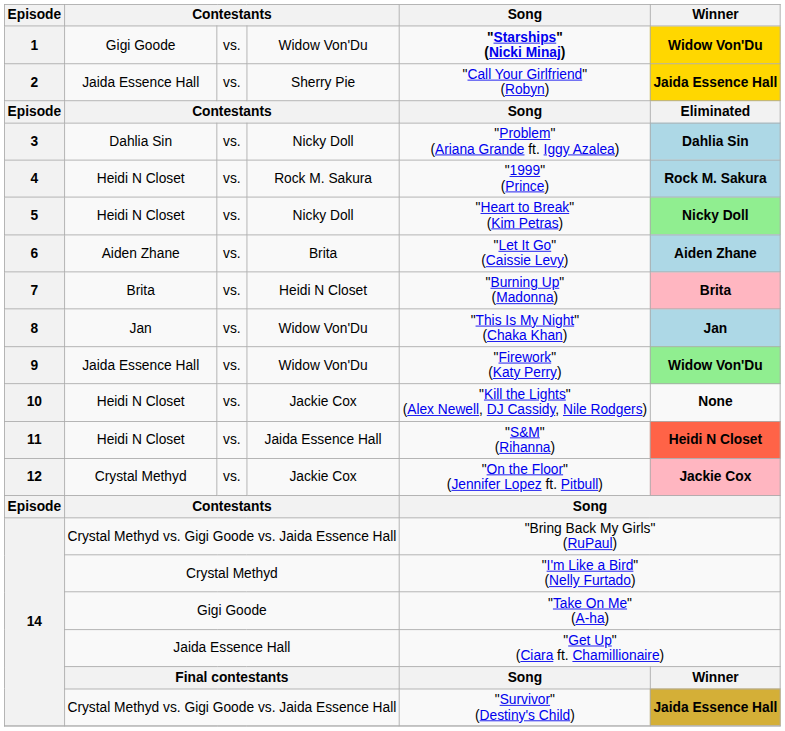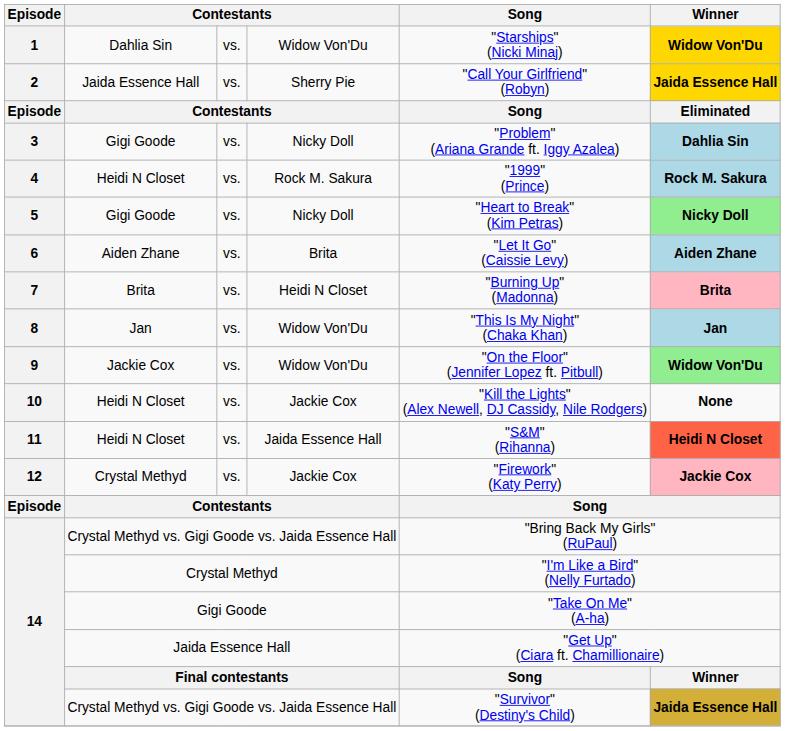(141, 44) Gigi Goode -> (141, 44) Dahlia Sin
(525, 44) bold -> (525, 44) normal
(141, 141) Dahlia Sin -> (141, 141) Gigi Goode
(141, 216) Heidi N Closet -> (141, 216) Gigi Goode
(141, 365) Jaida Essence Hall -> (141, 365) Jackie Cox
(525, 365) "Firework" (Katy Perry) -> (525, 365) "On the Floor" (Jennifer Lopez ft. Pitbull)
(525, 477) "On the Floor" (Jennifer Lopez ft. Pitbull) -> (525, 477) "Firework" (Katy Perry)
